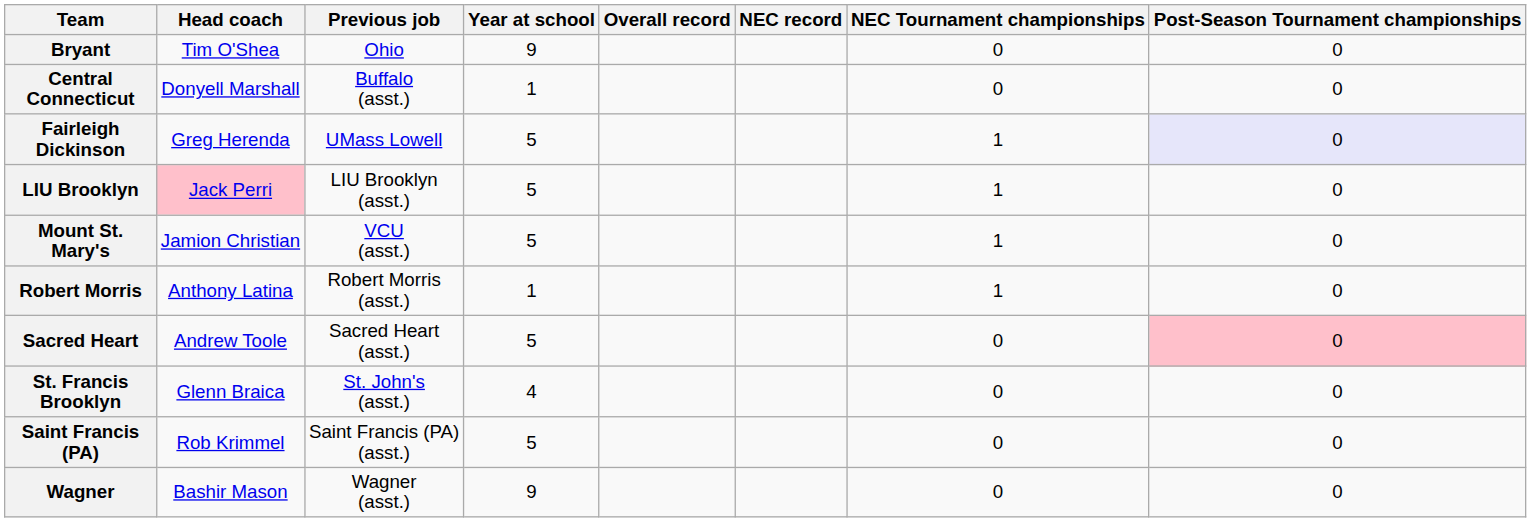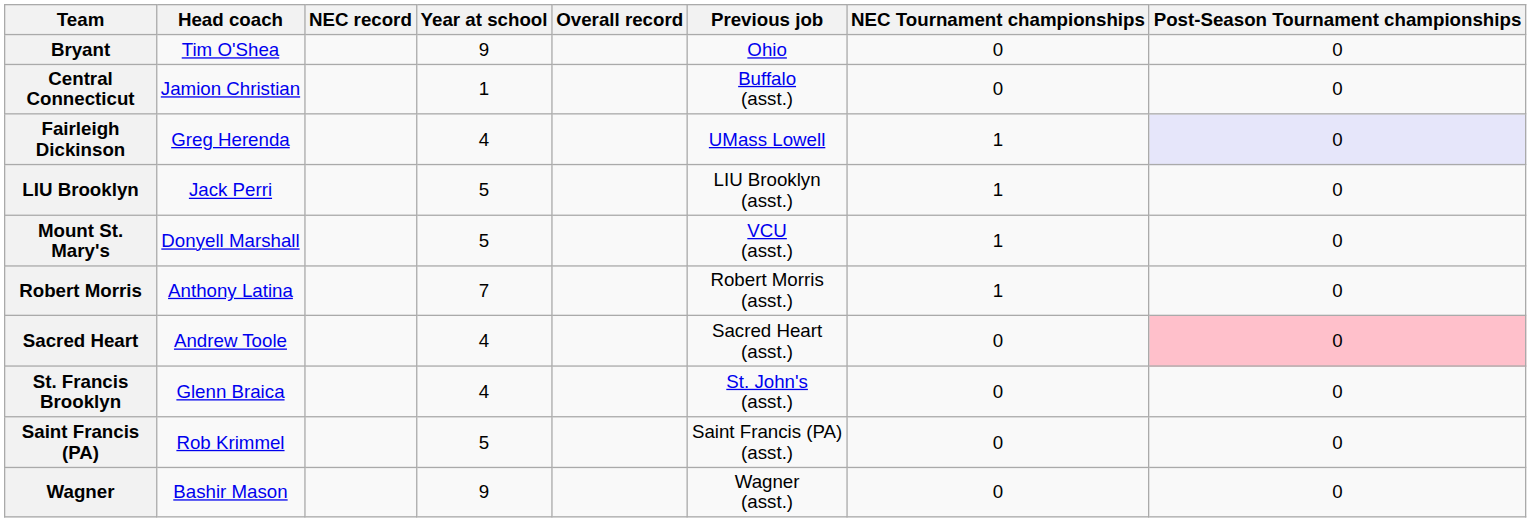columns swapped: (384, 20) <-> (791, 20)
(230, 89) Donyell Marshall -> (230, 89) Jamion Christian
(532, 140) 5 -> (484, 140) 4
(230, 190) pink background -> (230, 190) no background
(230, 241) Jamion Christian -> (230, 241) Donyell Marshall
(532, 291) 1 -> (484, 291) 7
(532, 341) 5 -> (484, 341) 4
